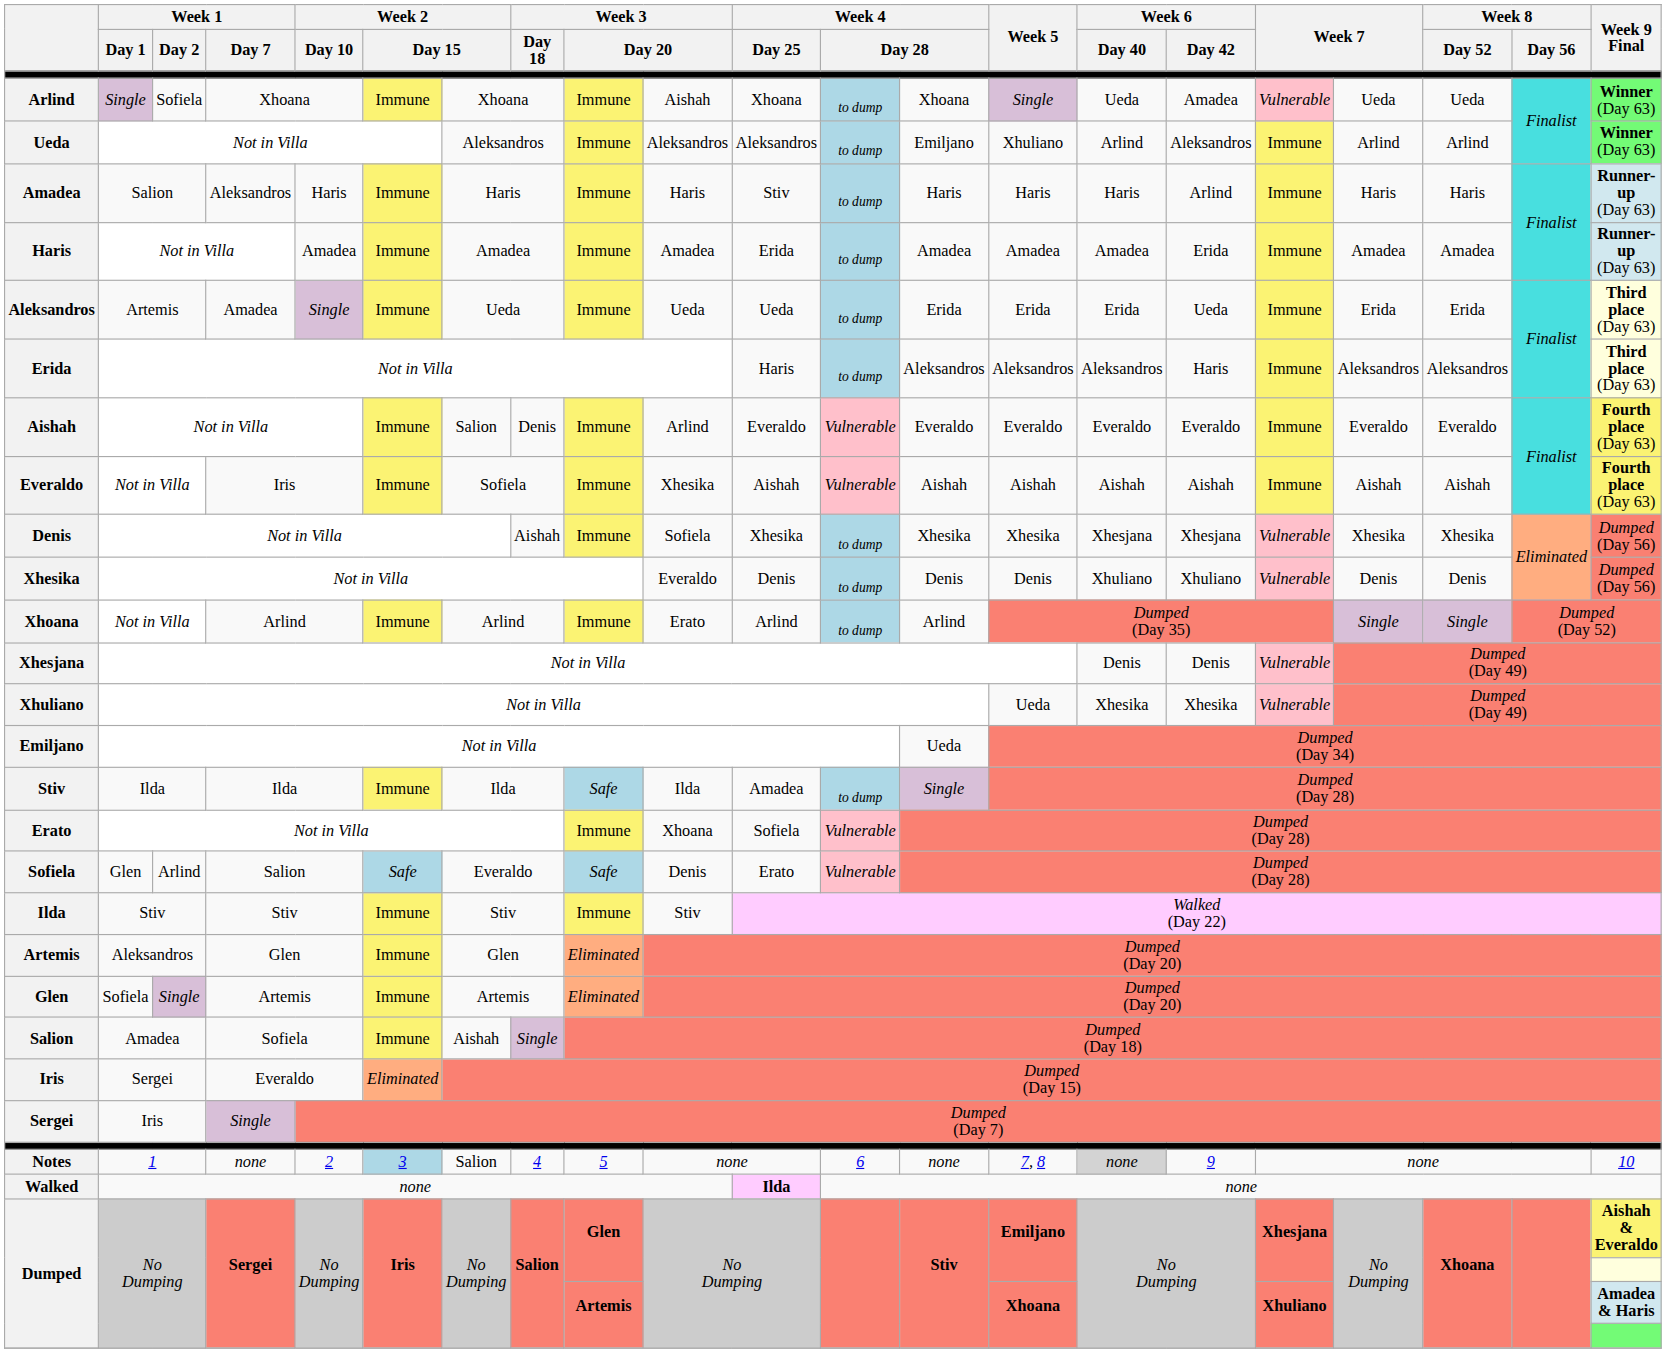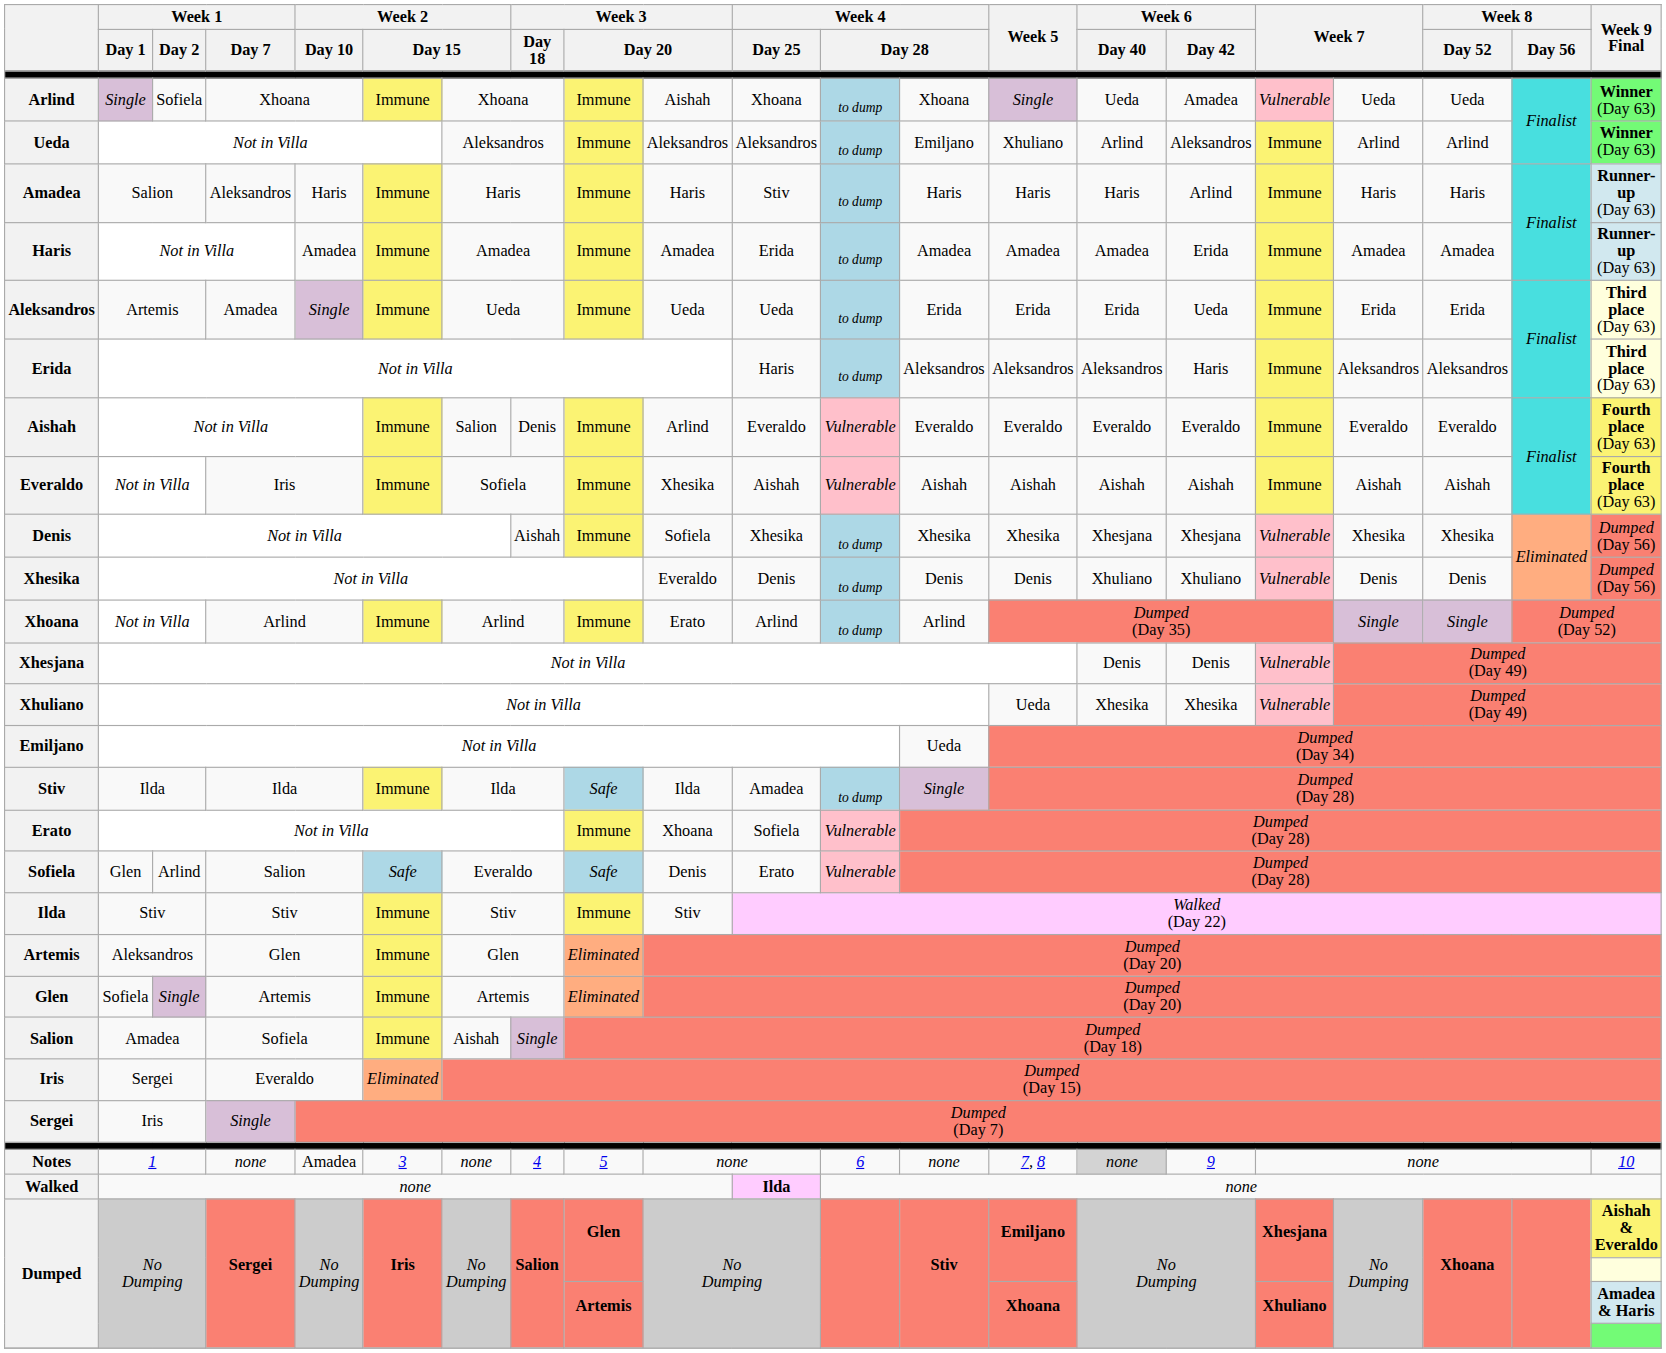(329, 1162) 2 -> (329, 1162) Amadea
(403, 1162) lightblue background -> (403, 1162) no background
(476, 1162) Salion -> (476, 1162) none
